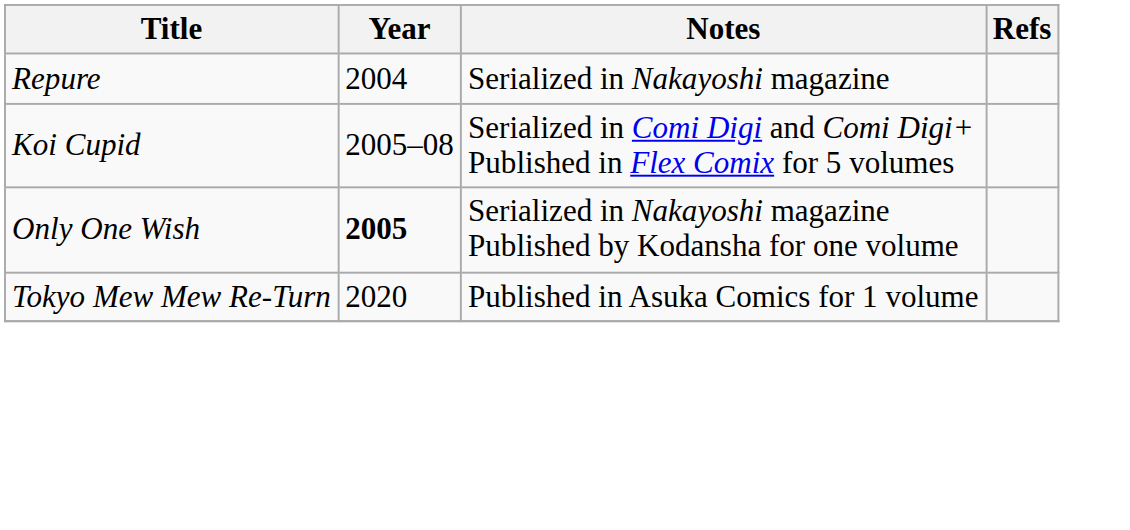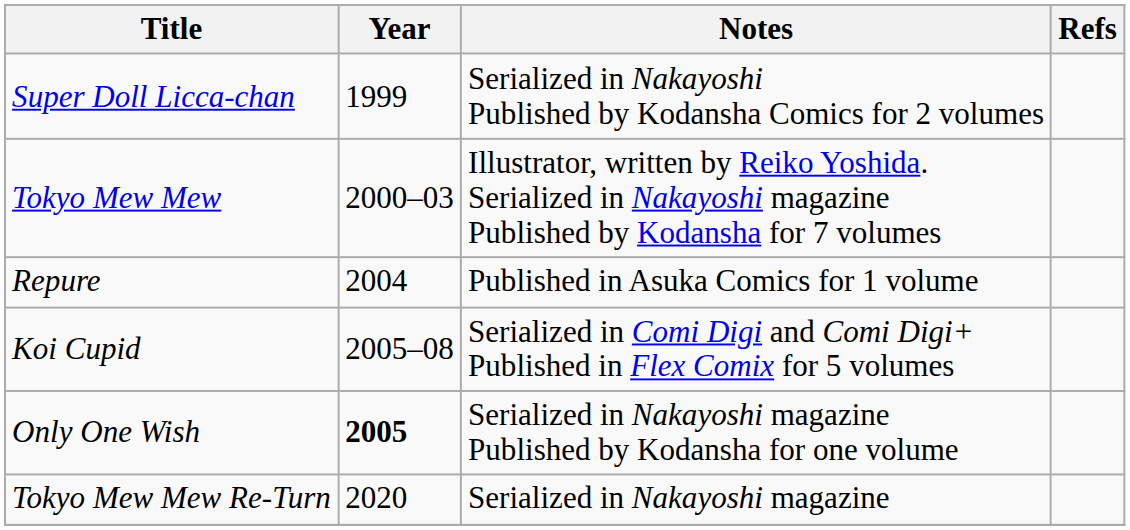+ row: (154, 95)
+ row: (117, 197)
(679, 78) Serialized in Nakayoshi magazine -> (723, 281) Published in Asuka Comics for 1 volume
(723, 295) Published in Asuka Comics for 1 volume -> (679, 499) Serialized in Nakayoshi magazine
